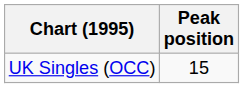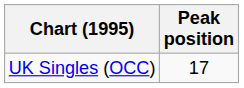(199, 67) 15 -> (199, 67) 17
